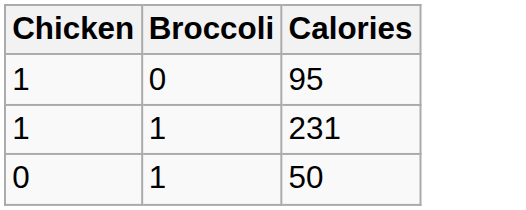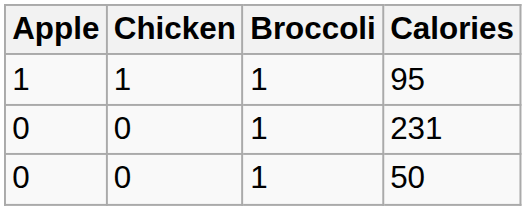+ column: (56, 29)
(157, 79) 0 -> (259, 79) 1
(21, 128) 1 -> (123, 128) 0
